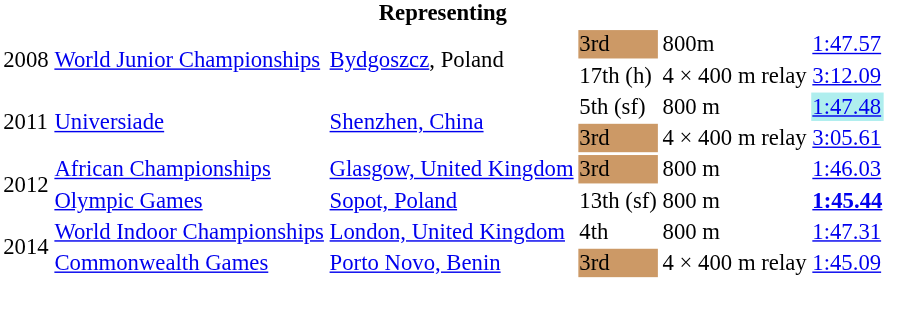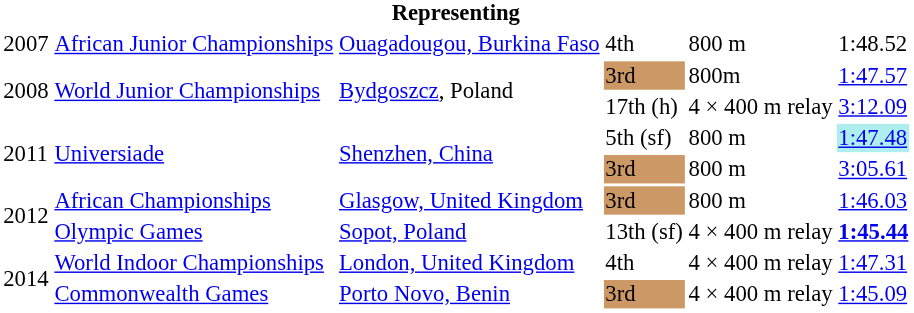+ row: (194, 44)
(735, 137) 4 × 400 m relay -> (717, 169) 800 m
(691, 200) 800 m -> (761, 231) 4 × 400 m relay
(691, 231) 800 m -> (761, 262) 4 × 400 m relay
